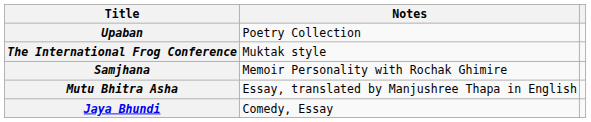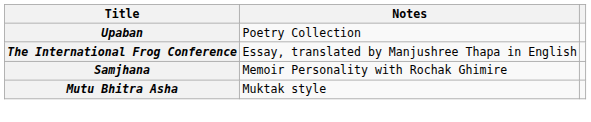(284, 52) Muktak style -> (410, 52) Essay, translated by Manjushree Thapa in English
(410, 89) Essay, translated by Manjushree Thapa in English -> (284, 89) Muktak style
- row: (122, 108)
